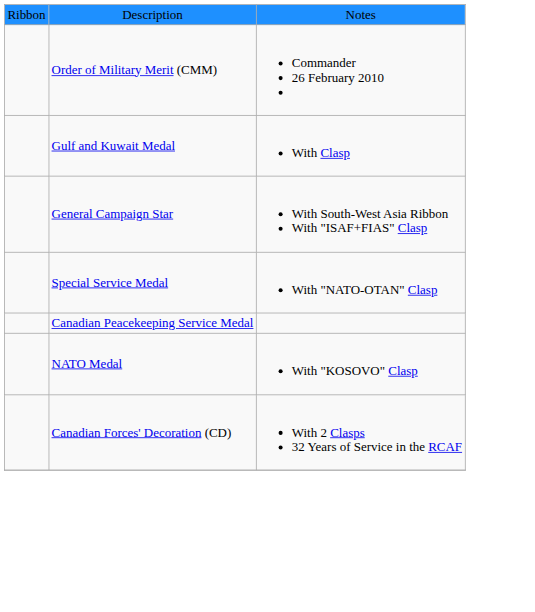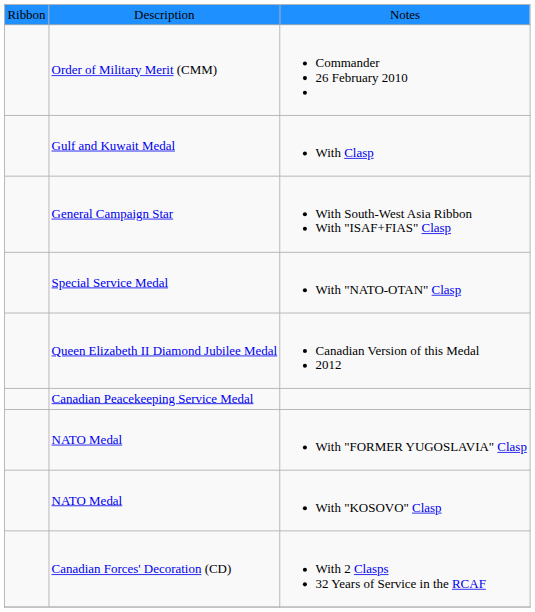+ row: (164, 350)
+ row: (87, 439)
